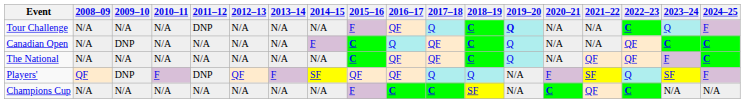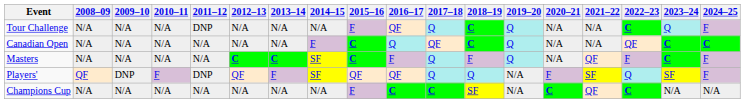(510, 28) bold -> (510, 28) normal
(125, 43) DNP -> (123, 43) N/A
- row: (33, 59)
+ row: (22, 59)
